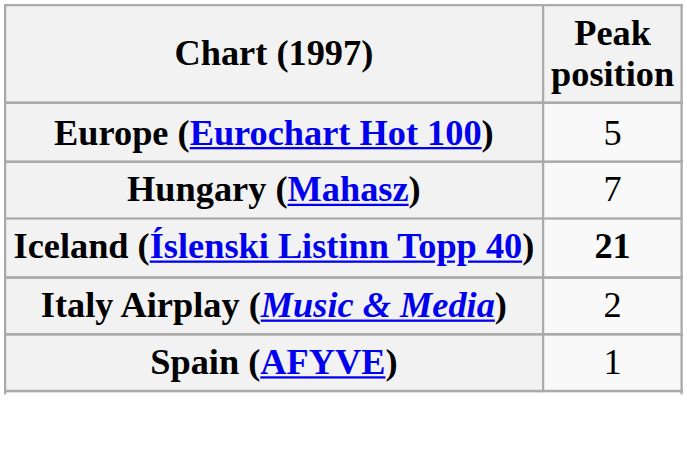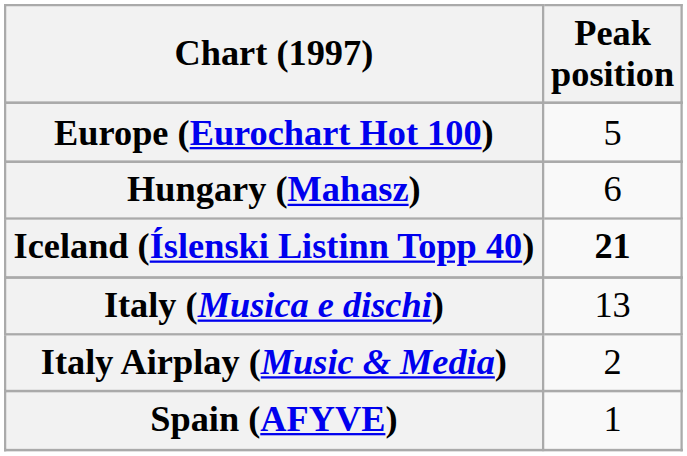(613, 189) 7 -> (613, 189) 6
+ row: (274, 304)
